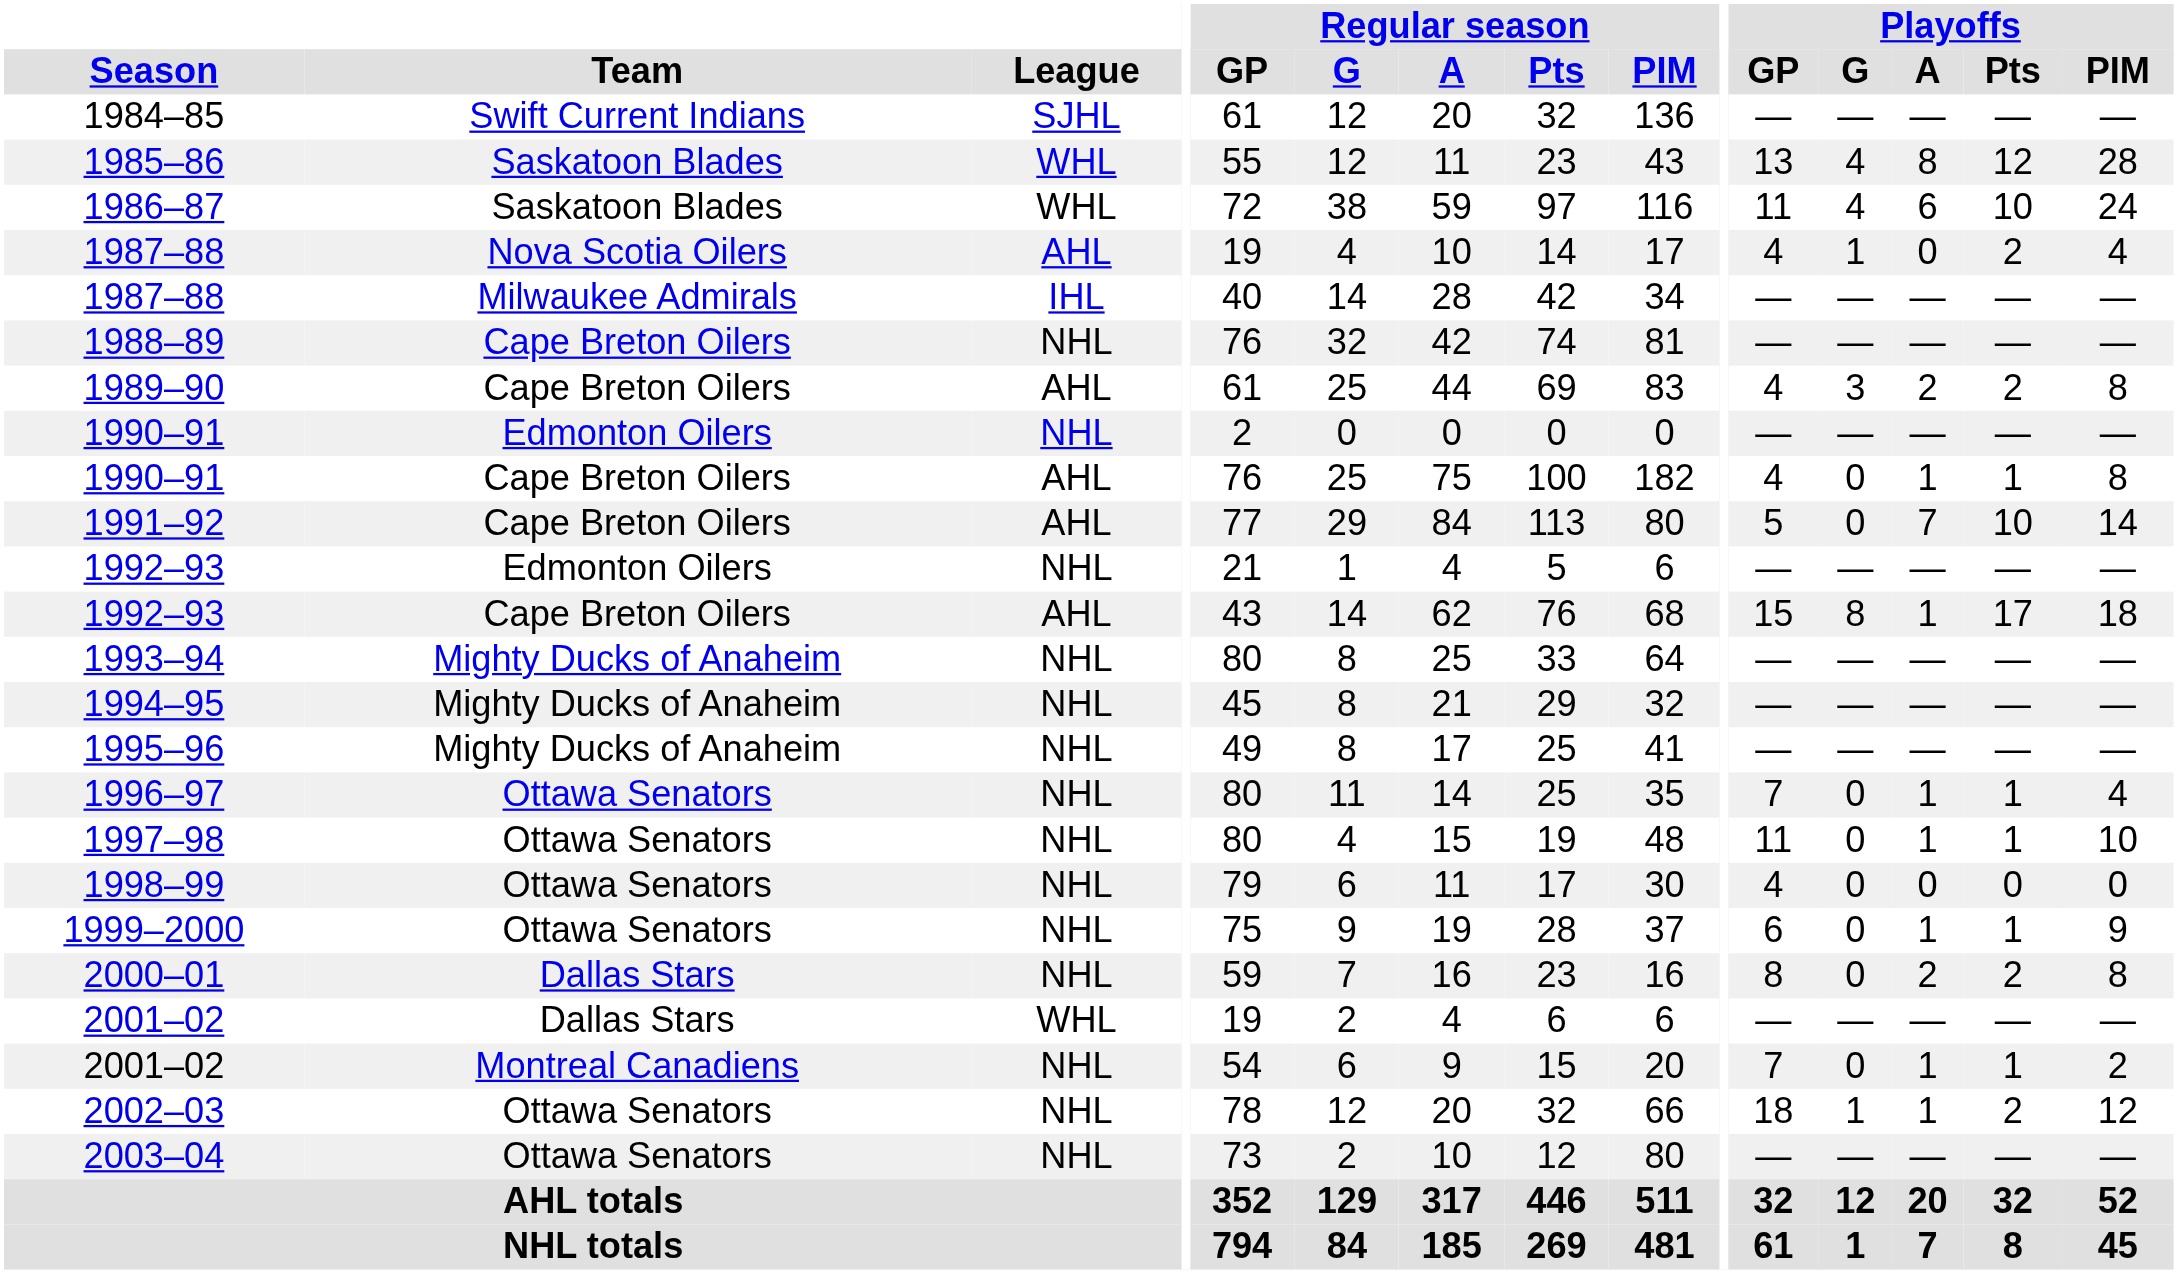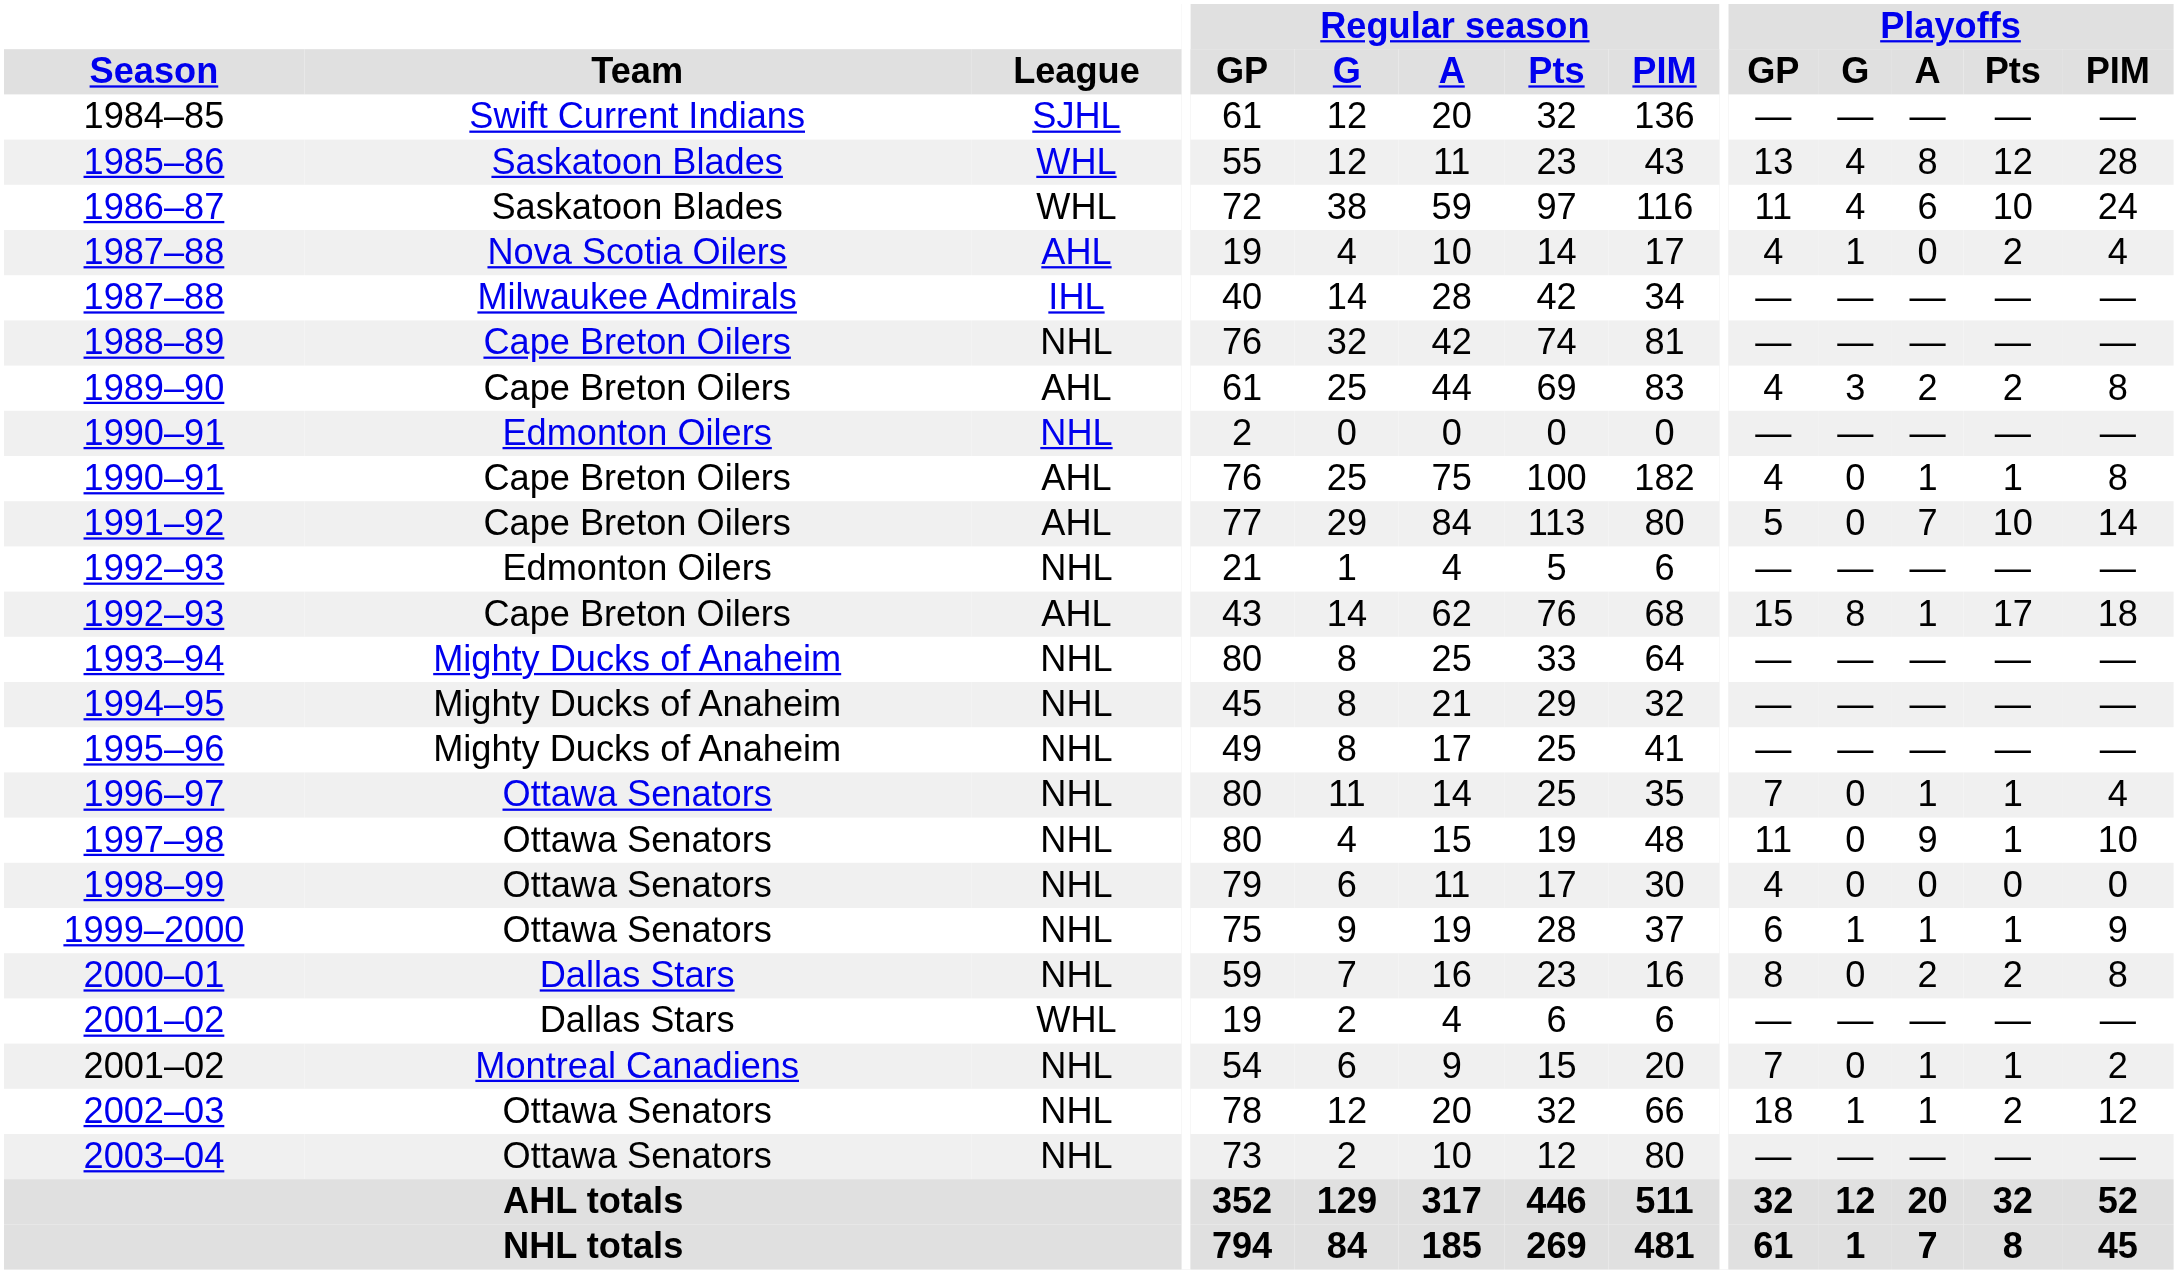(1928, 839) 1 -> (1928, 839) 9
(1855, 929) 0 -> (1855, 929) 1
